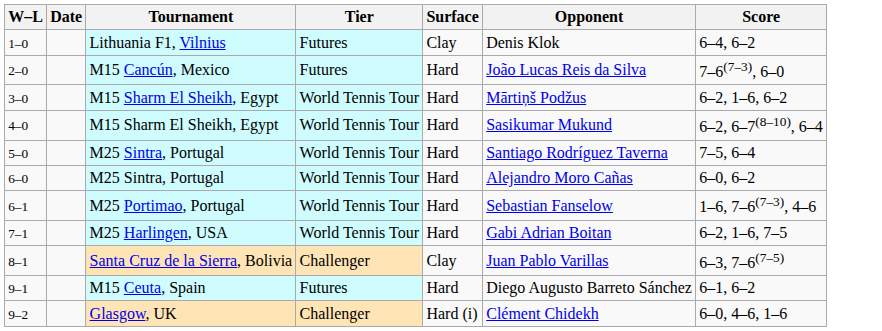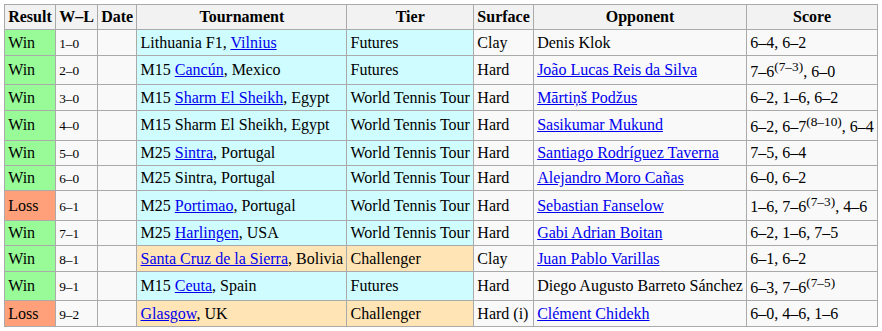+ column: (30, 17)
(742, 260) 6–3, 7–6(7–5) -> (778, 258) 6–1, 6–2
(727, 288) 6–1, 6–2 -> (793, 286) 6–3, 7–6(7–5)
